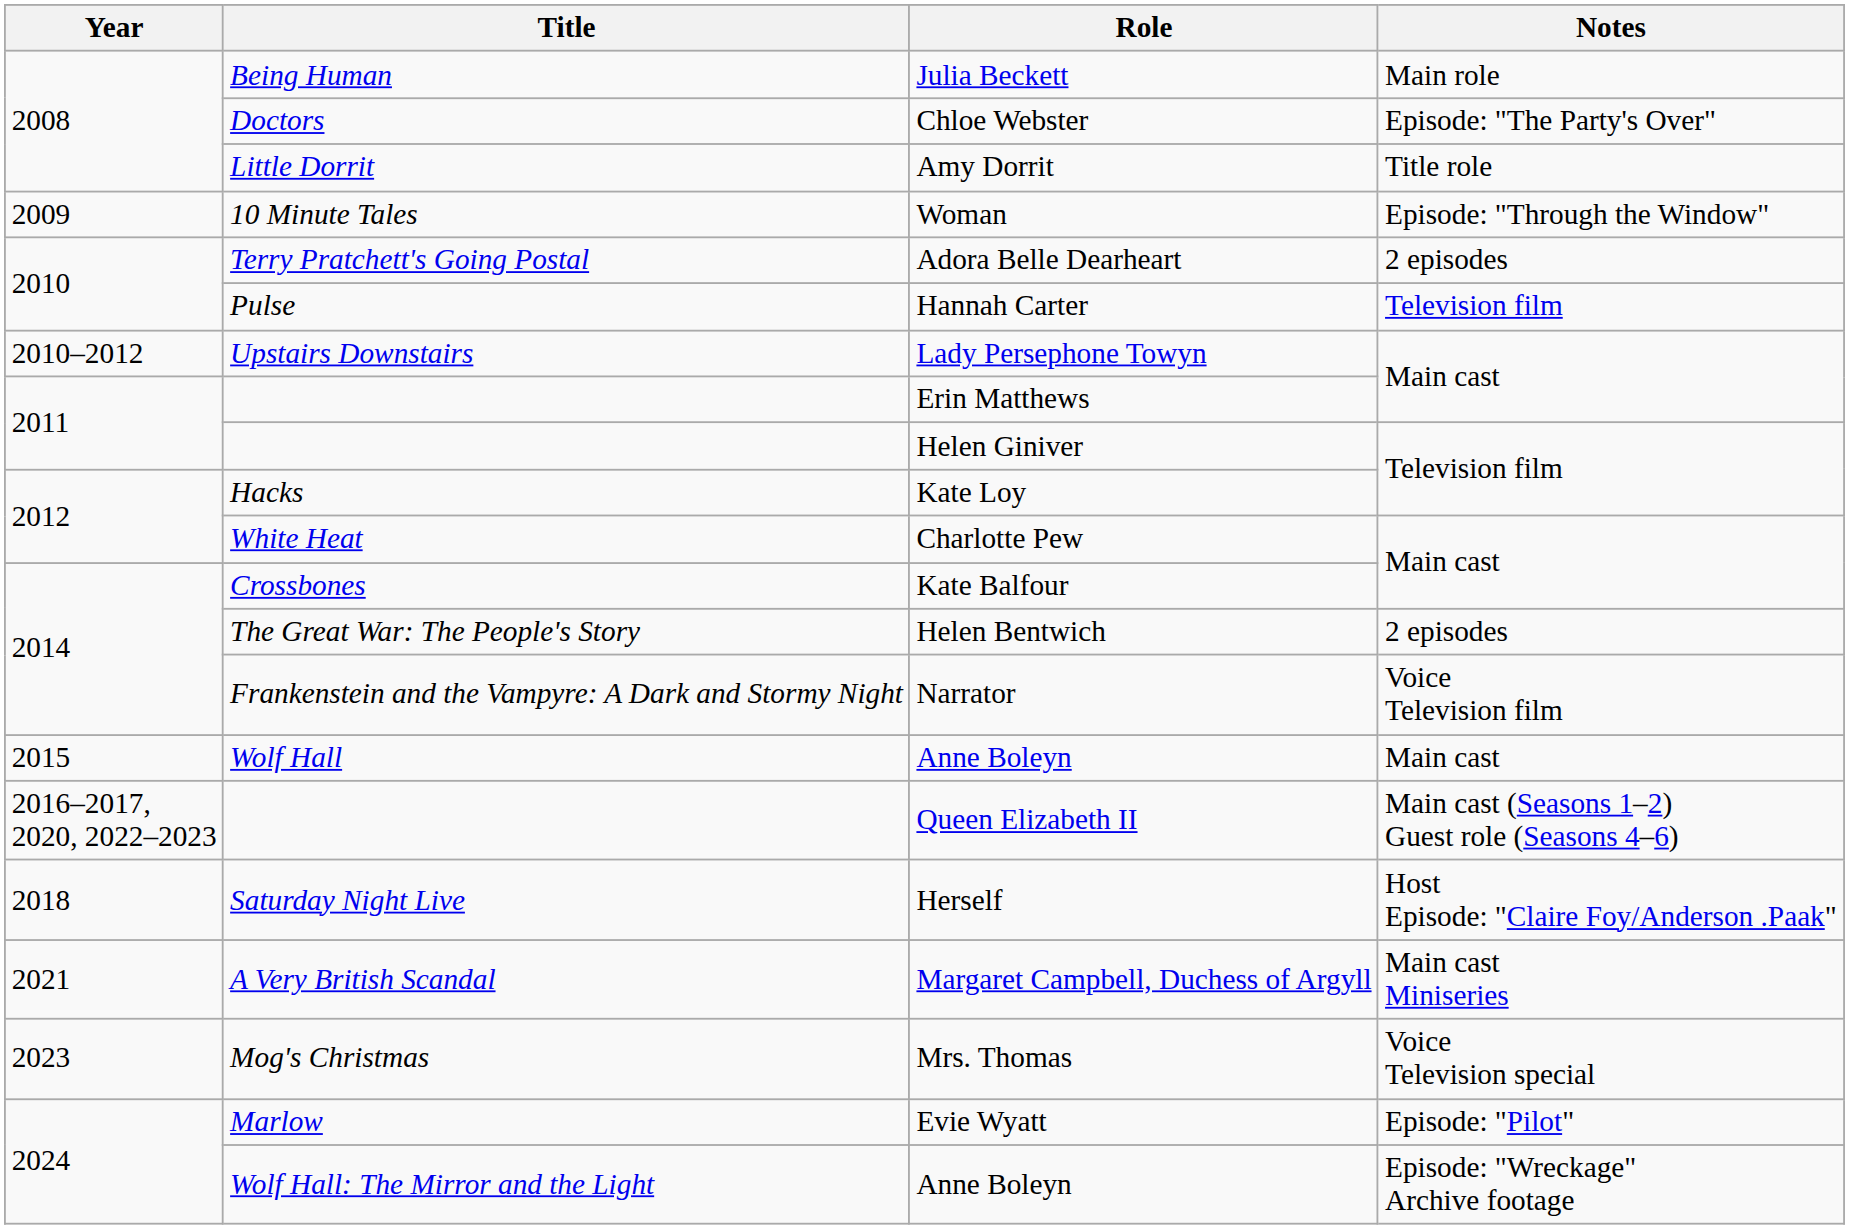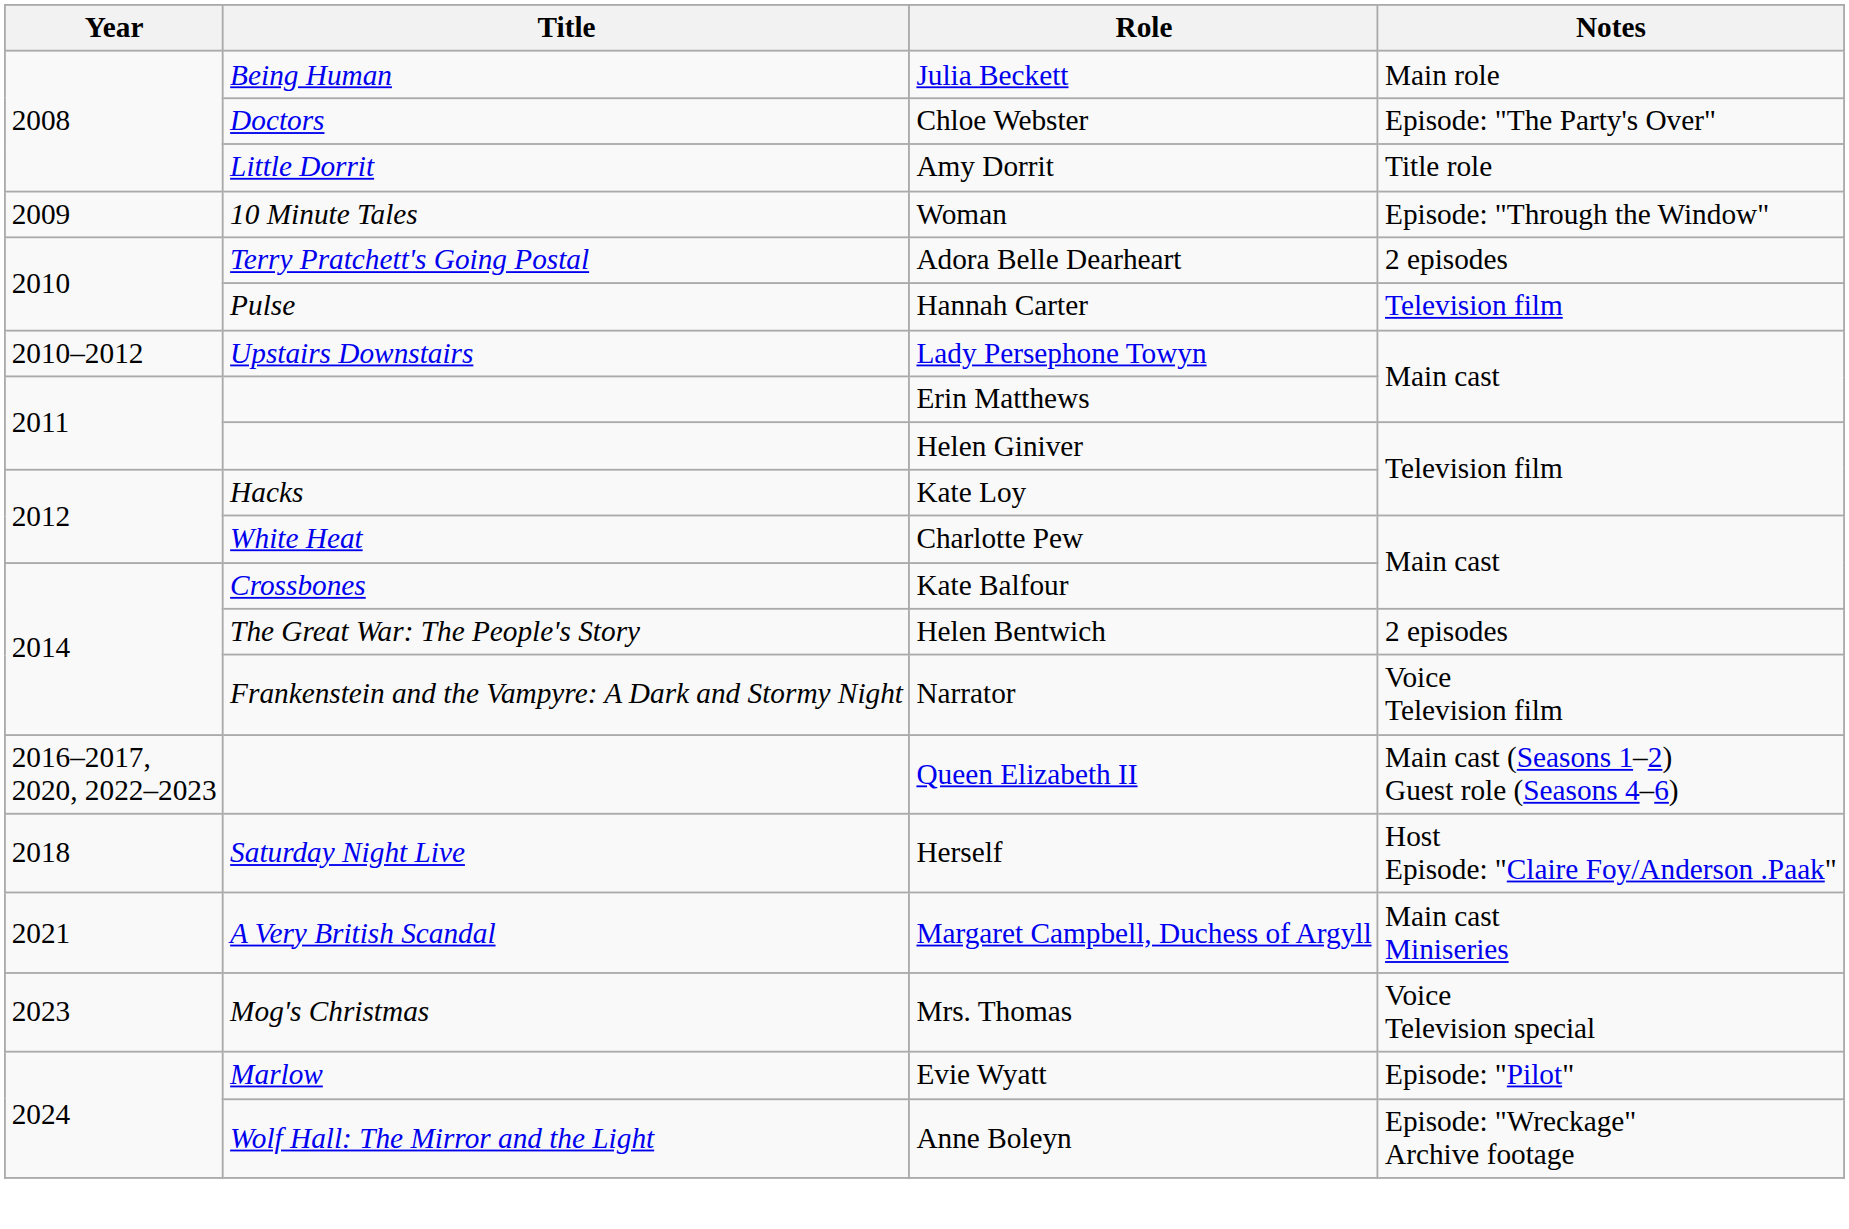- row: (286, 757)
